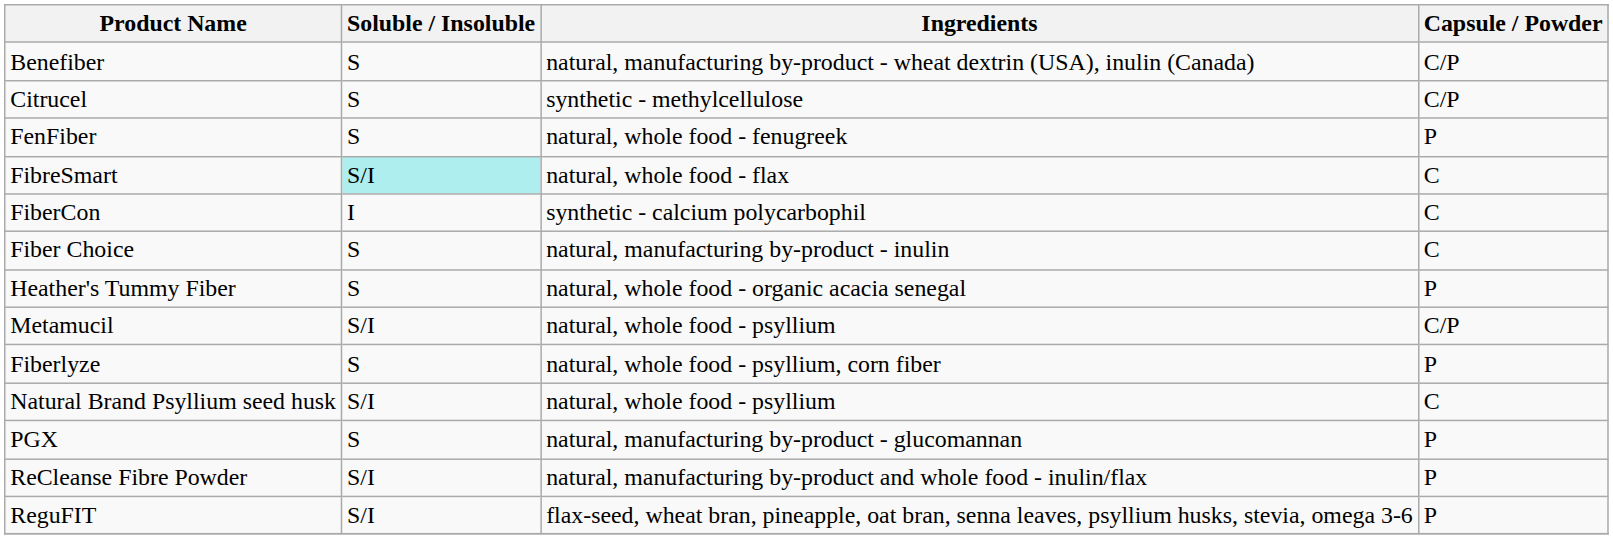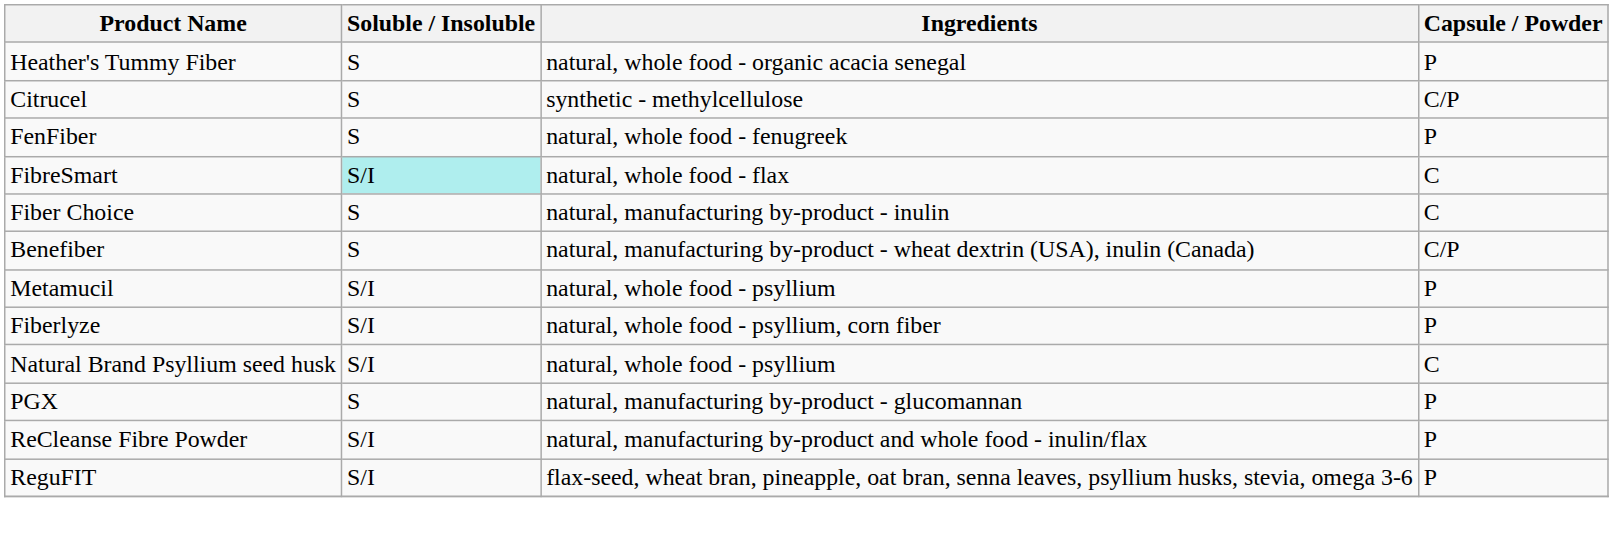rows swapped: (57, 61) <-> (123, 288)
- row: (55, 212)
(1442, 325) C/P -> (1430, 288) P
(354, 363) S -> (361, 325) S/I
